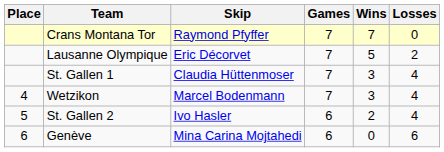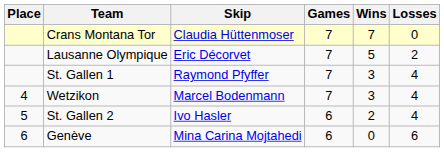(221, 34) Raymond Pfyffer -> (234, 34) Claudia Hüttenmoser
(234, 75) Claudia Hüttenmoser -> (221, 75) Raymond Pfyffer
